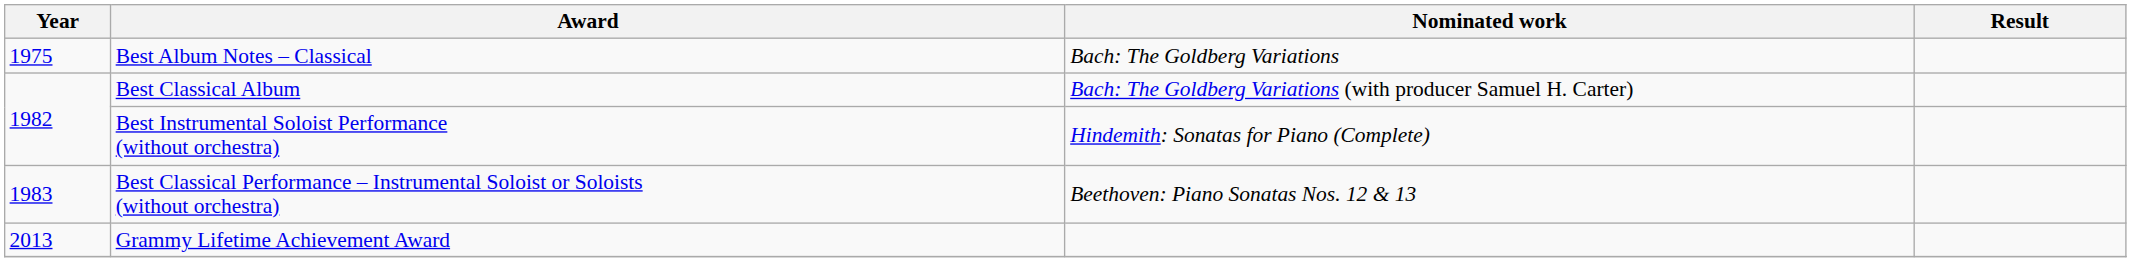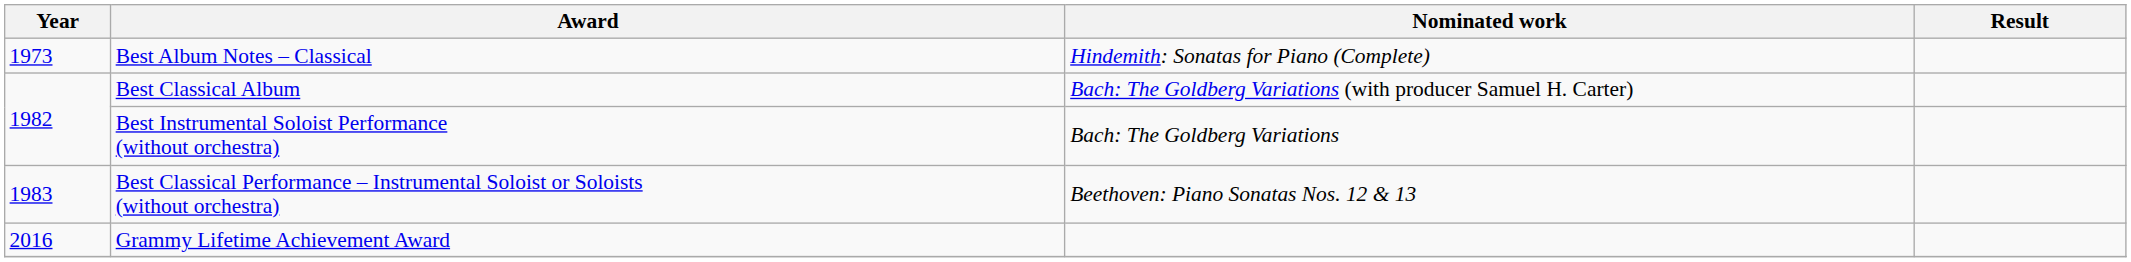(31, 55) 1975 -> (31, 55) 1973
(1205, 55) Bach: The Goldberg Variations -> (1250, 55) Hindemith: Sonatas for Piano (Complete)
(1250, 135) Hindemith: Sonatas for Piano (Complete) -> (1205, 135) Bach: The Goldberg Variations
(31, 239) 2013 -> (31, 239) 2016
